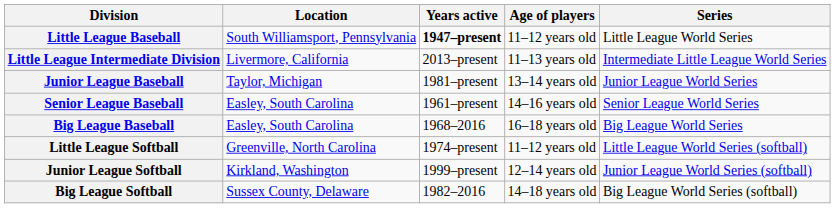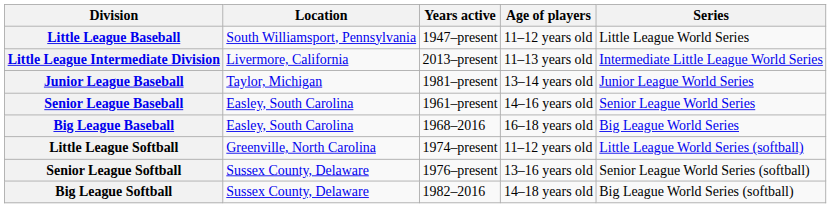(462, 37) bold -> (460, 37) normal
- row: (114, 170)
+ row: (114, 170)
